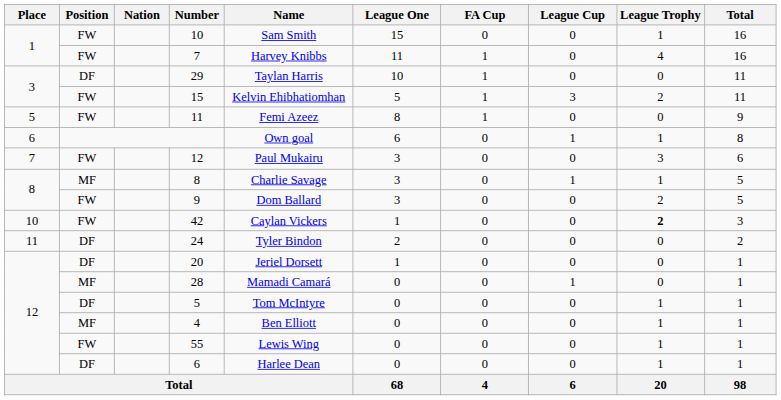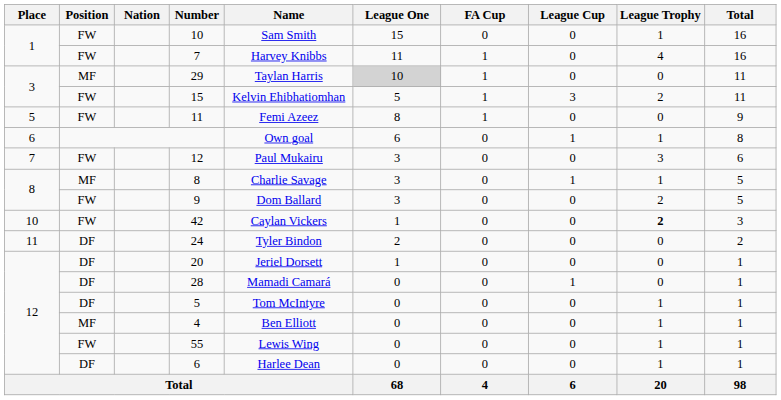(87, 76) DF -> (87, 76) MF
(397, 76) no background -> (397, 76) lightgrey background
(87, 282) MF -> (87, 282) DF
